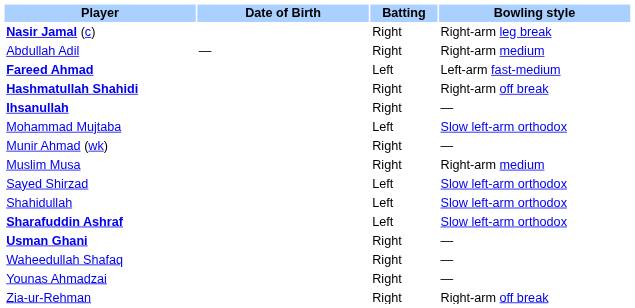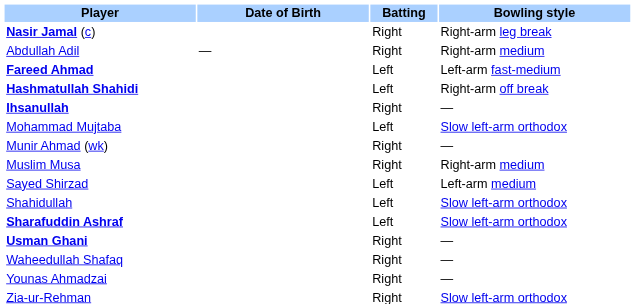(387, 89) Right -> (383, 89) Left
(504, 184) Slow left-arm orthodox -> (488, 184) Left-arm medium
(495, 297) Right-arm off break -> (504, 297) Slow left-arm orthodox
